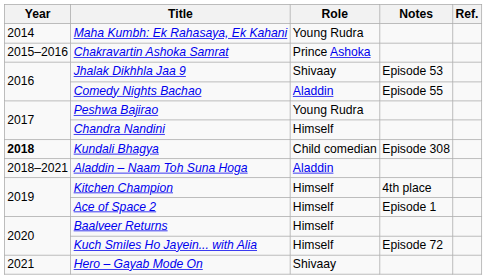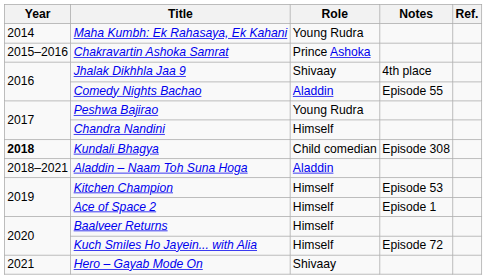(413, 71) Episode 53 -> (407, 71) 4th place
(407, 187) 4th place -> (413, 187) Episode 53
